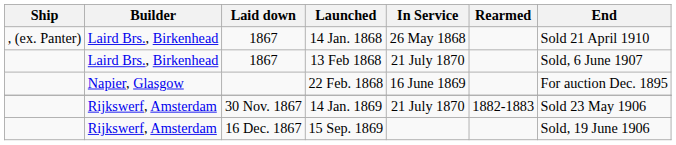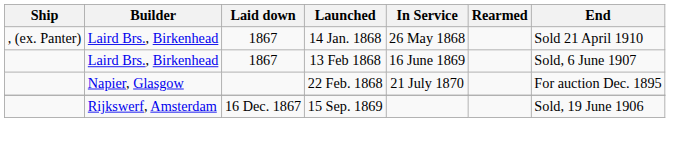(428, 60) 21 July 1870 -> (427, 60) 16 June 1869
(428, 83) 16 June 1869 -> (427, 83) 21 July 1870
- row: (346, 106)
